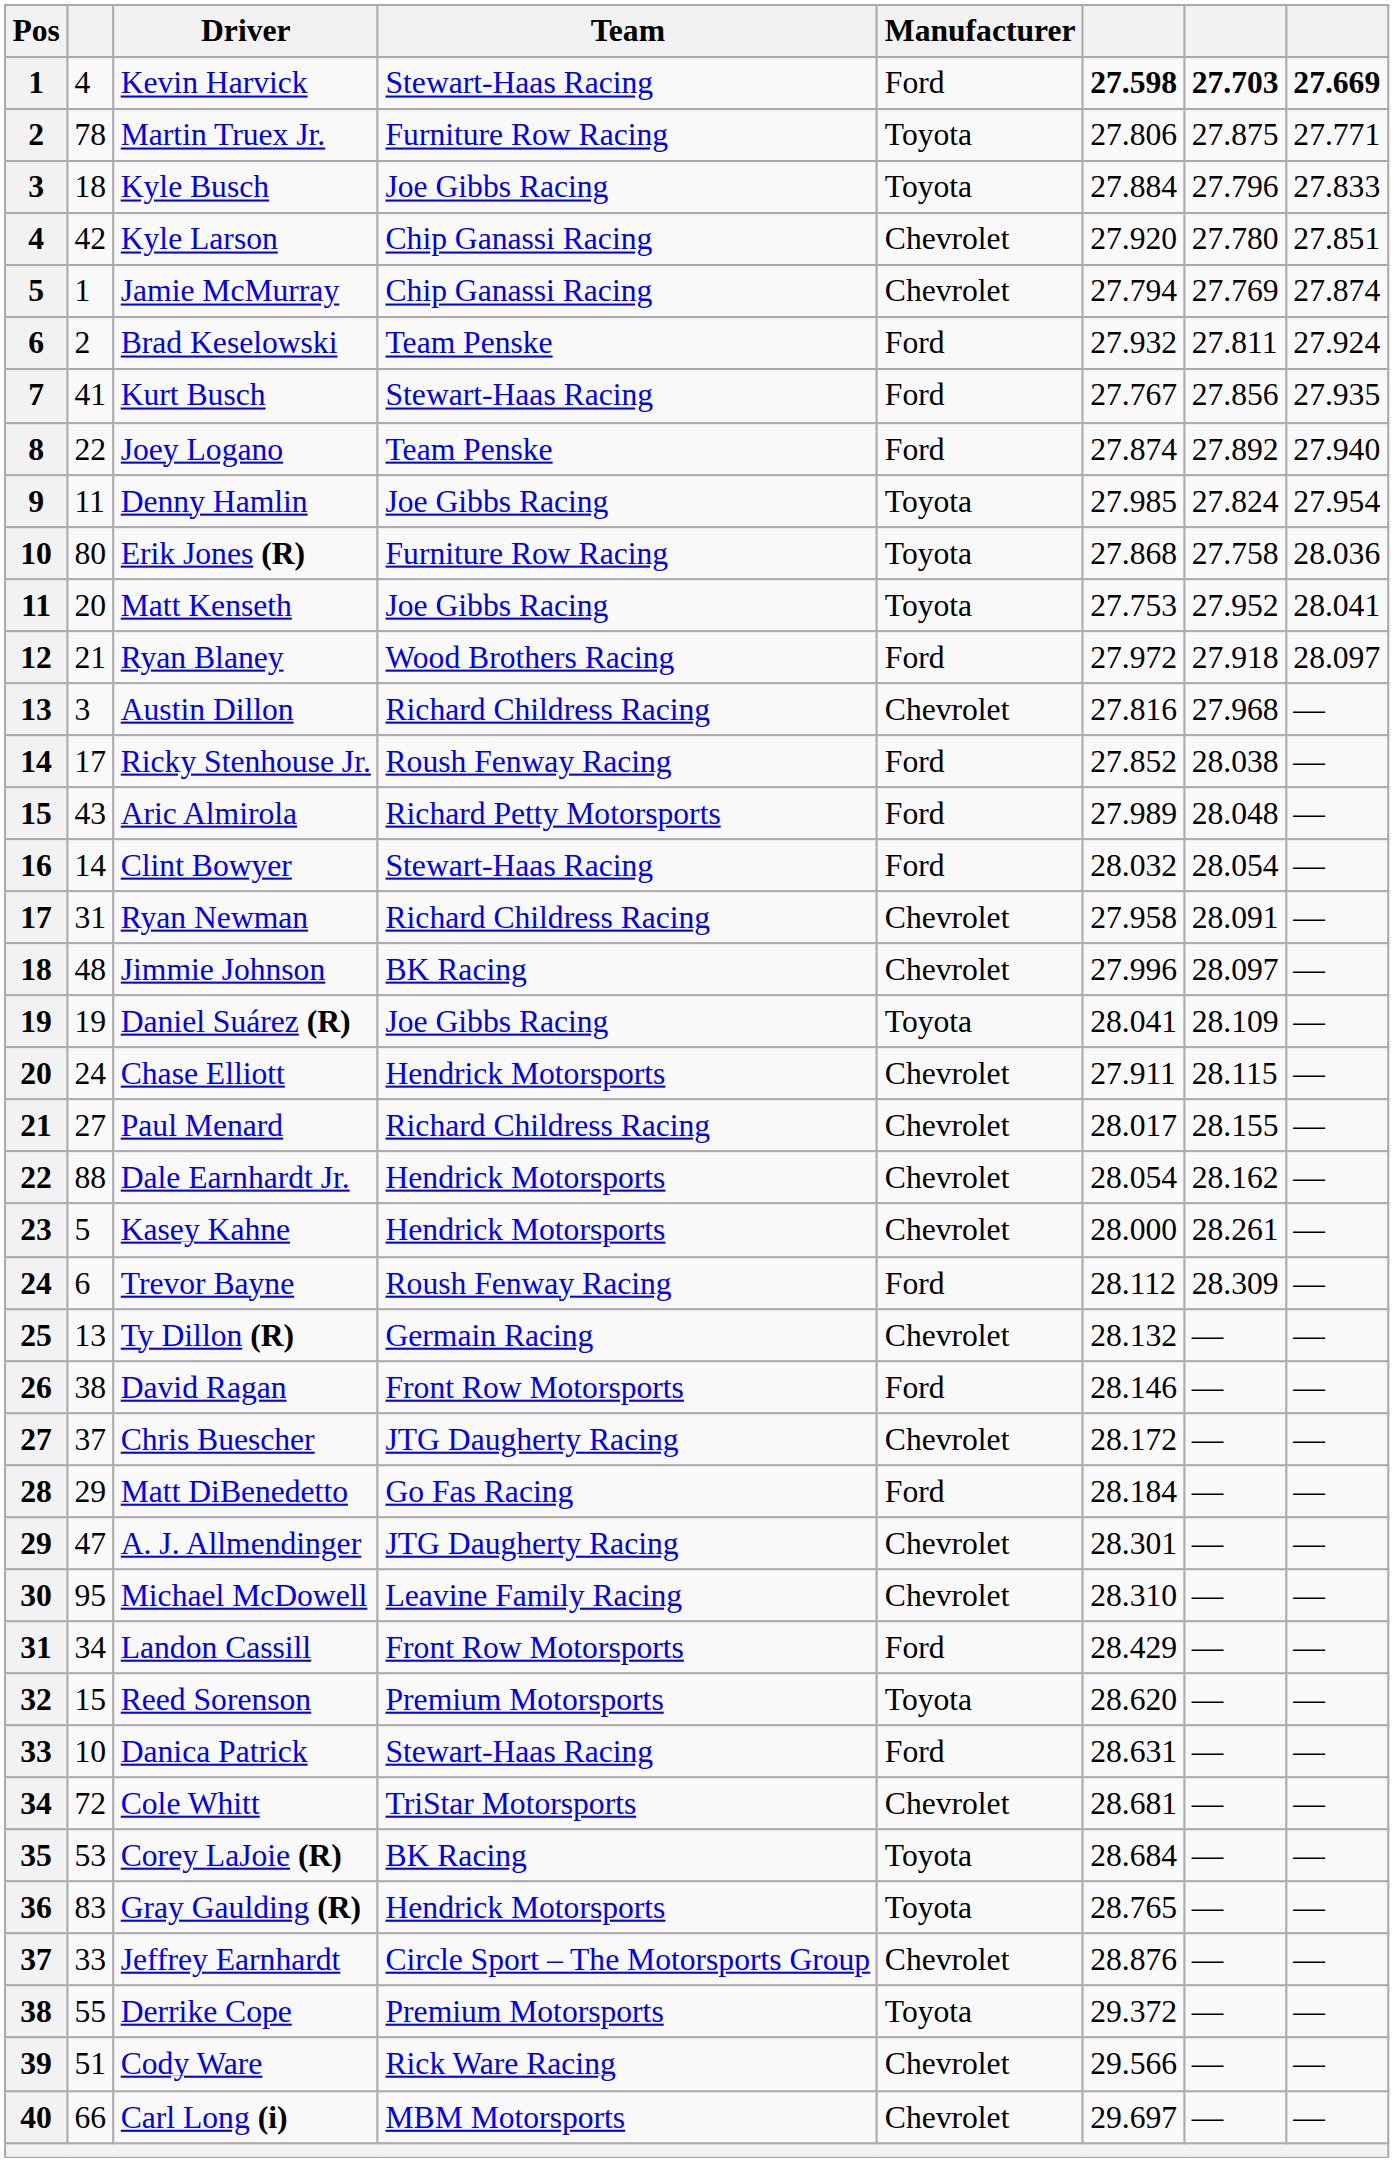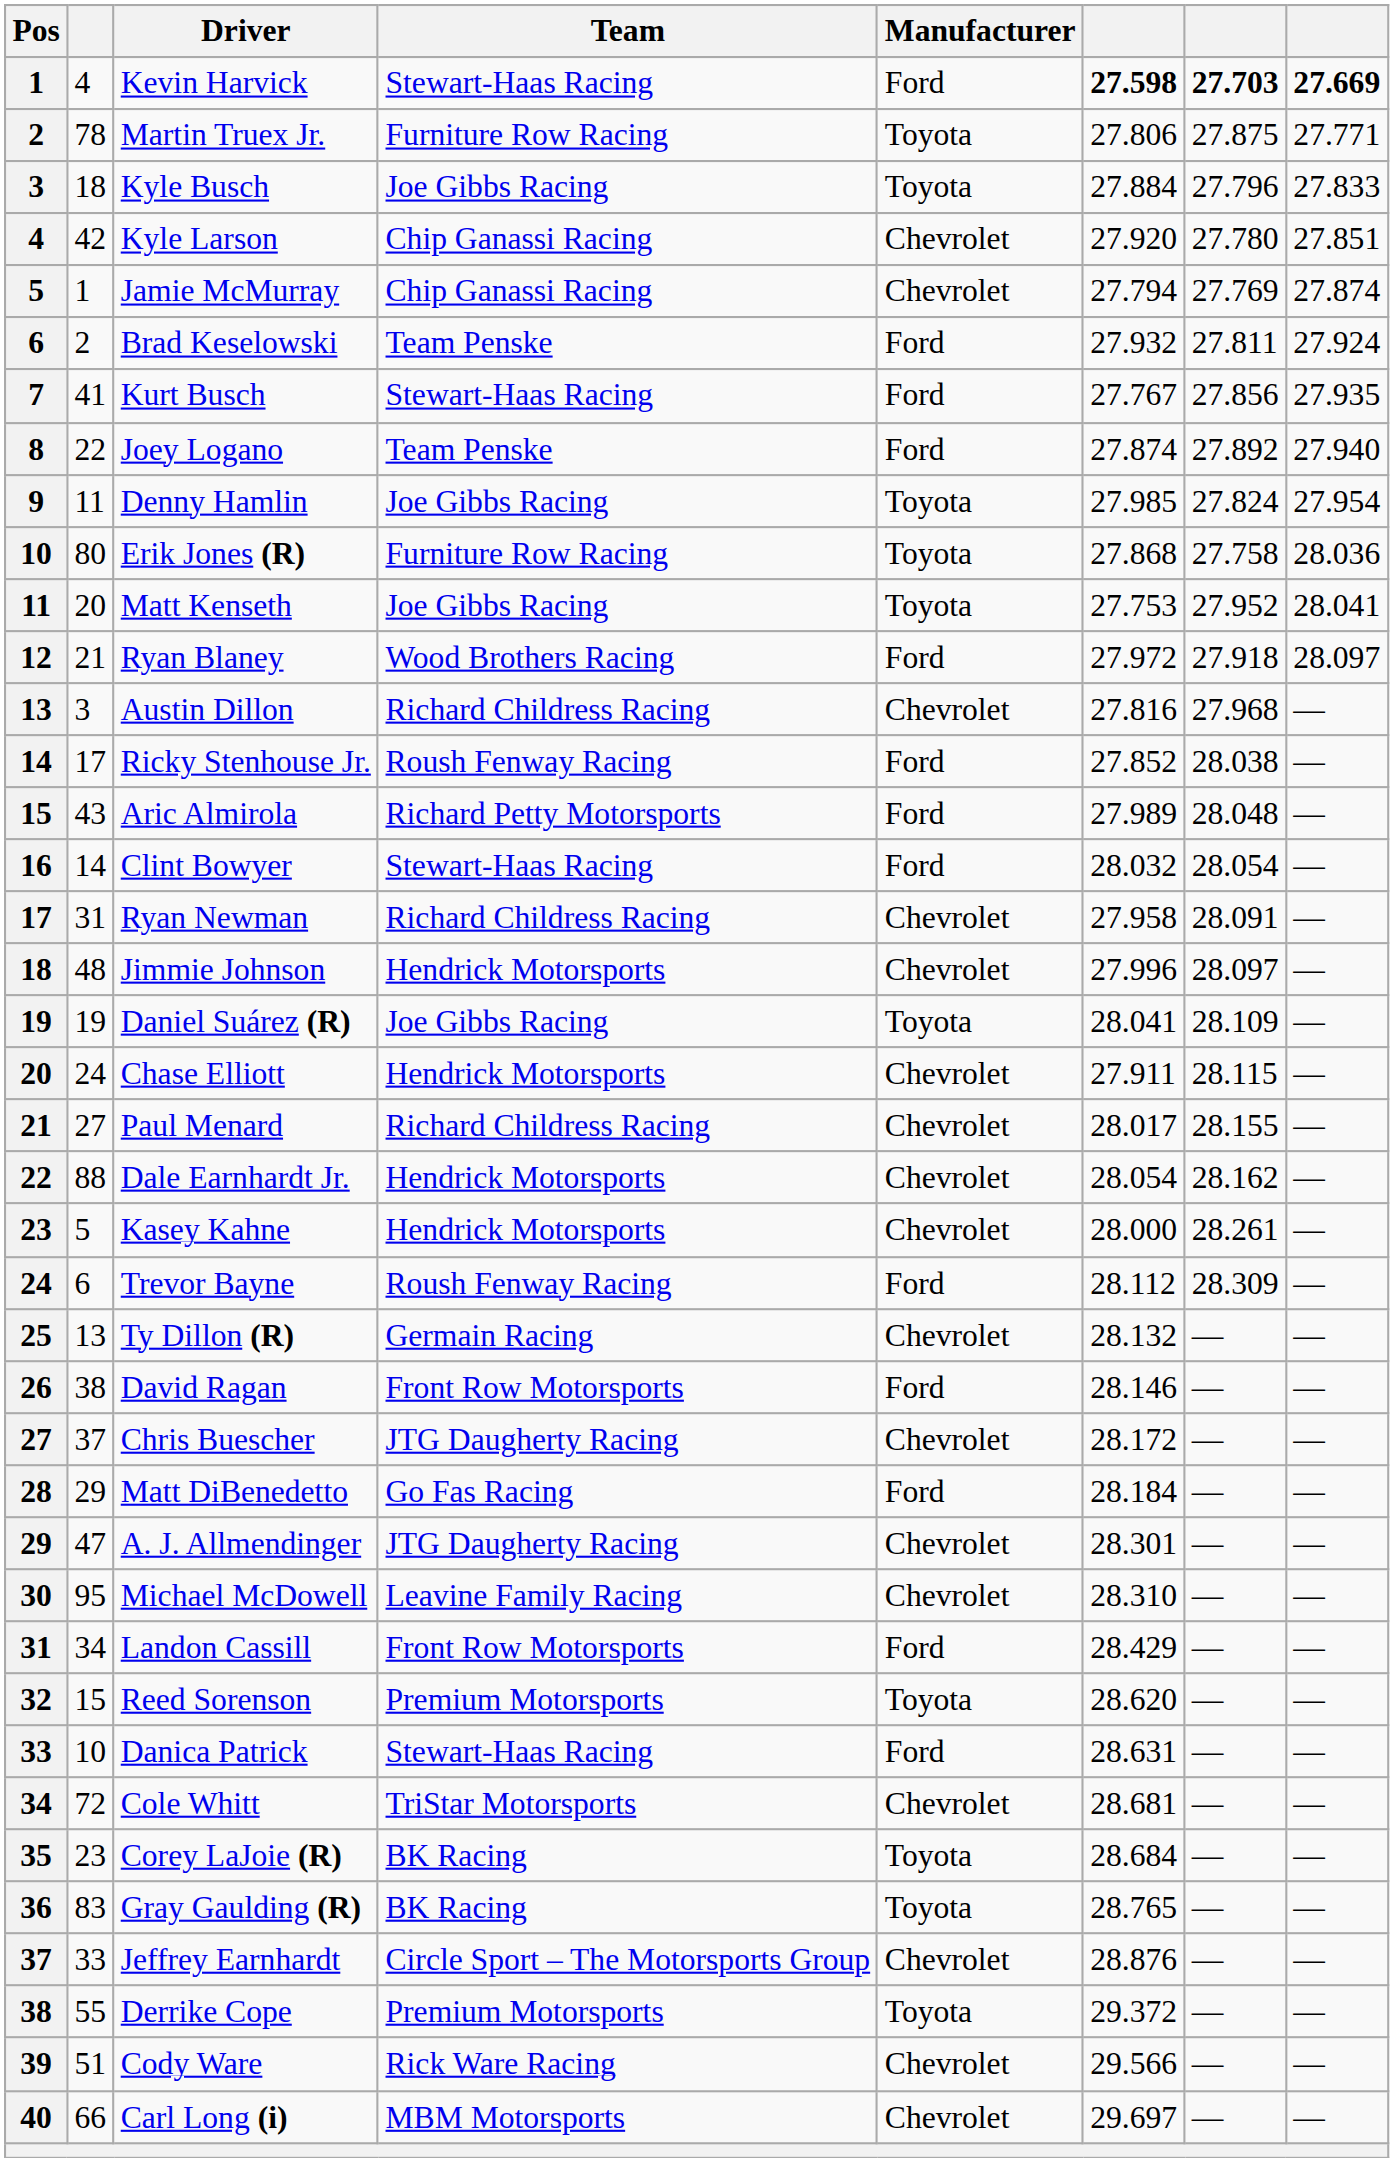(456, 969) BK Racing -> (525, 969) Hendrick Motorsports
(90, 1855) 53 -> (90, 1855) 23
(525, 1907) Hendrick Motorsports -> (456, 1907) BK Racing
